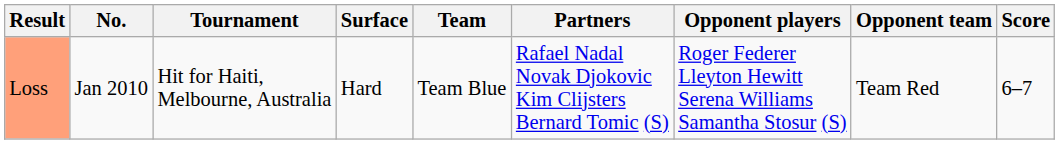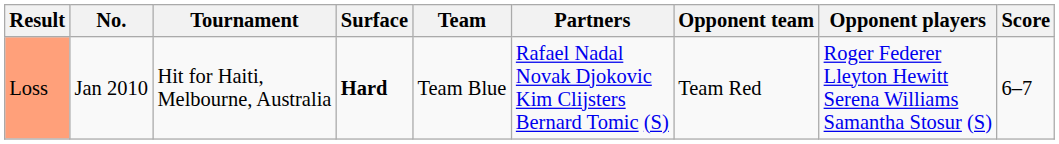columns swapped: (924, 20) <-> (762, 20)
(361, 87) normal -> (364, 87) bold
